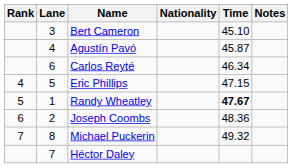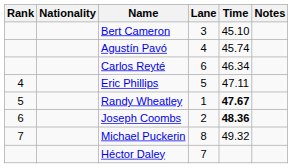columns swapped: (52, 13) <-> (188, 13)
(236, 48) 45.87 -> (236, 48) 45.74
(236, 84) 47.15 -> (236, 84) 47.11
(236, 119) normal -> (236, 119) bold
